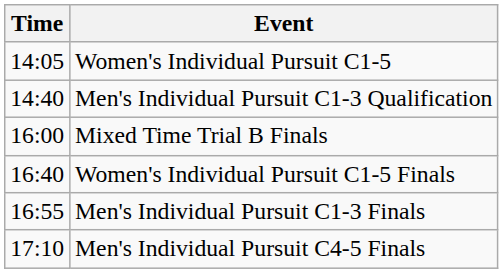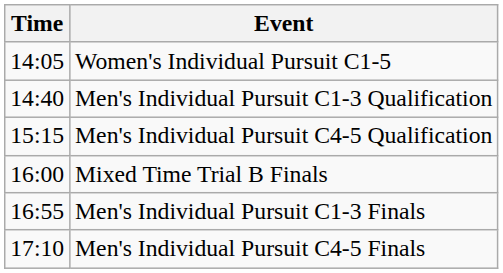+ row: (284, 135)
- row: (265, 173)
